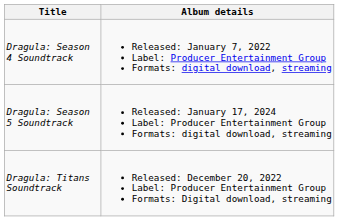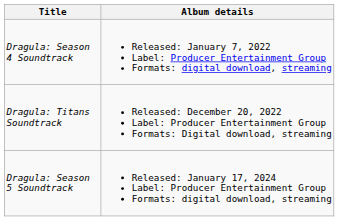rows swapped: (48, 183) <-> (48, 118)
